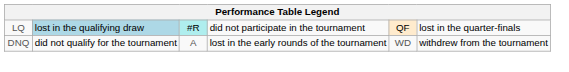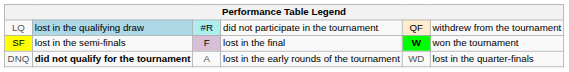(470, 28) lost in the quarter-finals -> (497, 28) withdrew from the tournament
+ row: (18, 44)
(106, 44) normal -> (113, 59) bold
(484, 44) withdrew from the tournament -> (483, 59) lost in the quarter-finals
